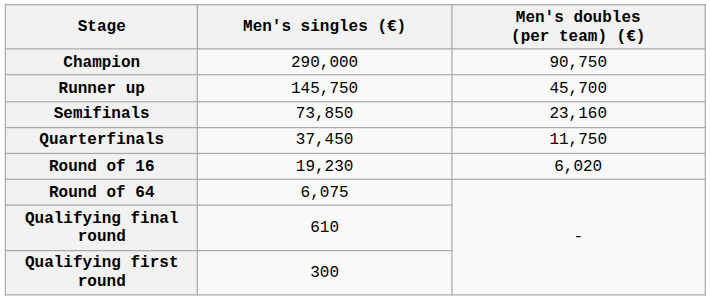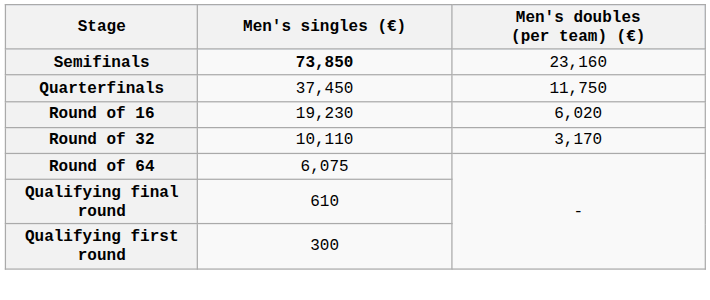- row: (102, 62)
- row: (102, 88)
(325, 114) normal -> (325, 62) bold
+ row: (102, 140)
